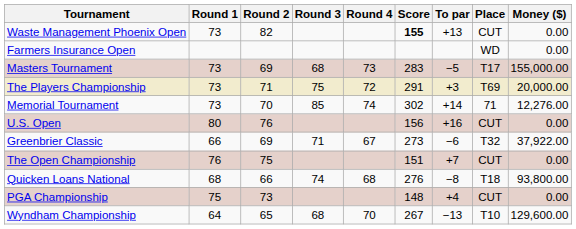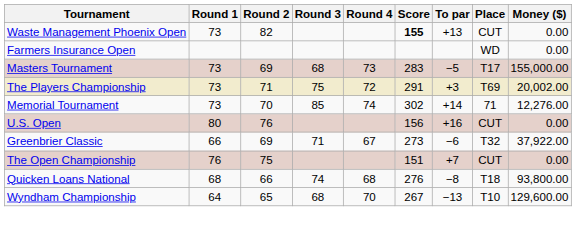(543, 87) 20,000.00 -> (543, 87) 20,002.00
- row: (57, 197)
